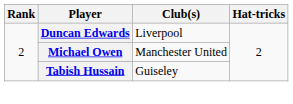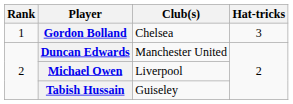+ row: (85, 33)
(159, 33) Liverpool -> (181, 52) Manchester United
(181, 52) Manchester United -> (159, 71) Liverpool
